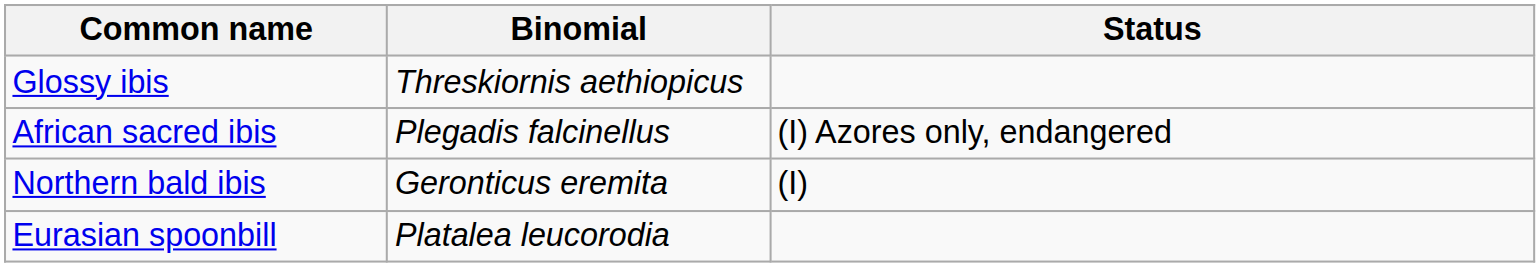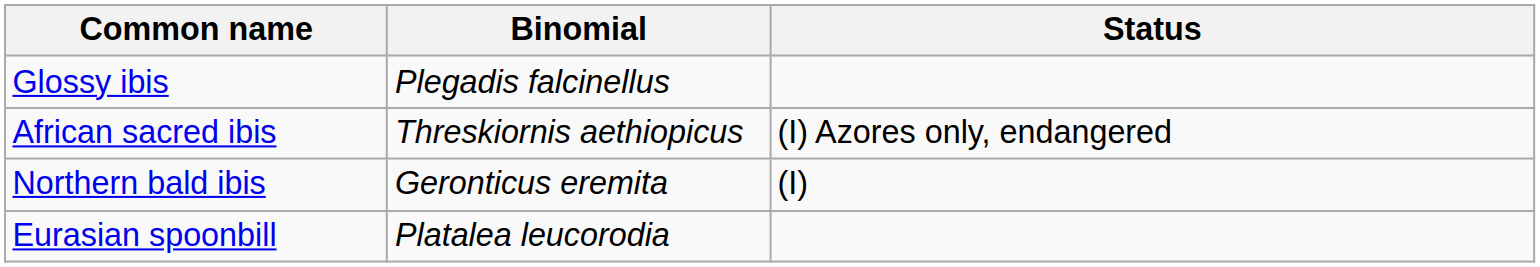(569, 81) Threskiornis aethiopicus -> (532, 81) Plegadis falcinellus
(532, 132) Plegadis falcinellus -> (569, 132) Threskiornis aethiopicus
